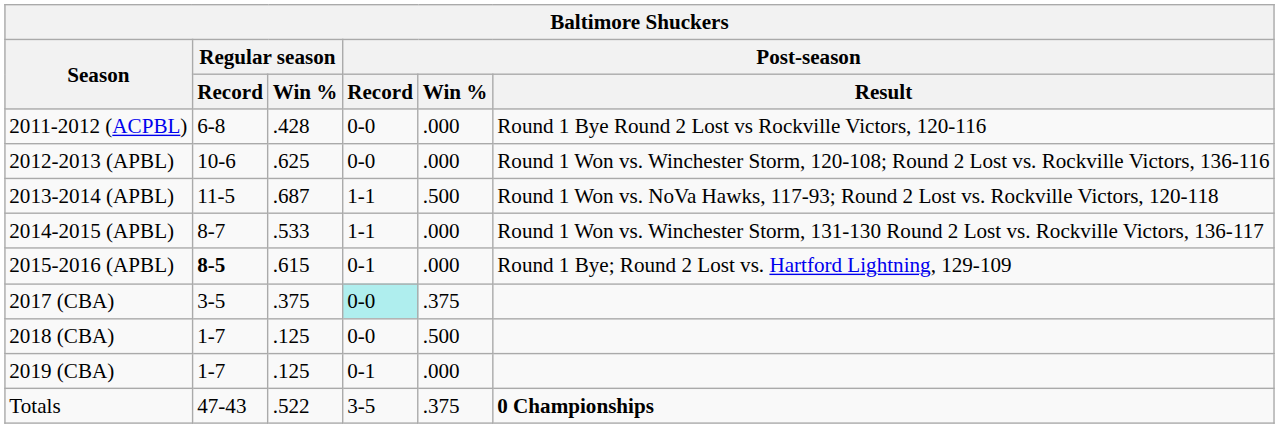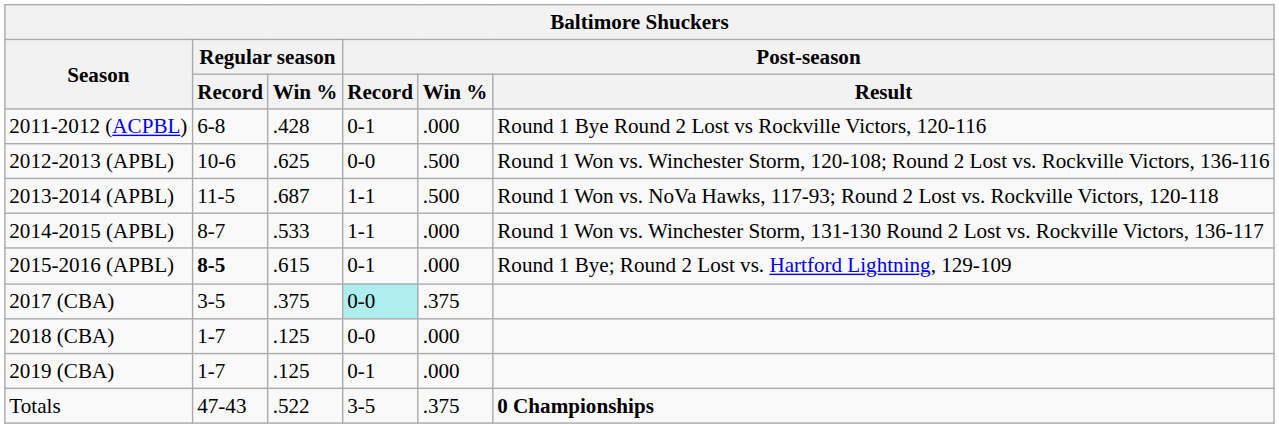(361, 126) 0-0 -> (361, 126) 0-1
(441, 161) .000 -> (441, 161) .500
(441, 335) .500 -> (441, 335) .000
